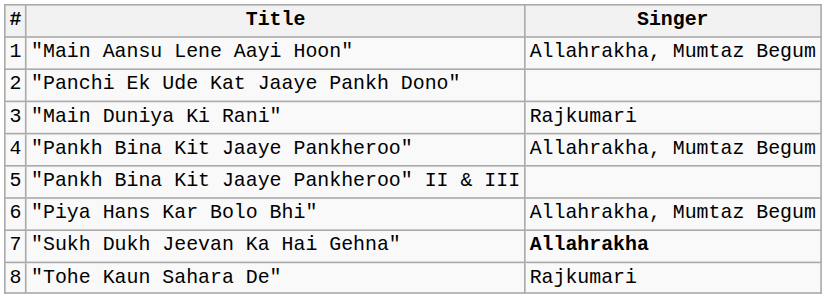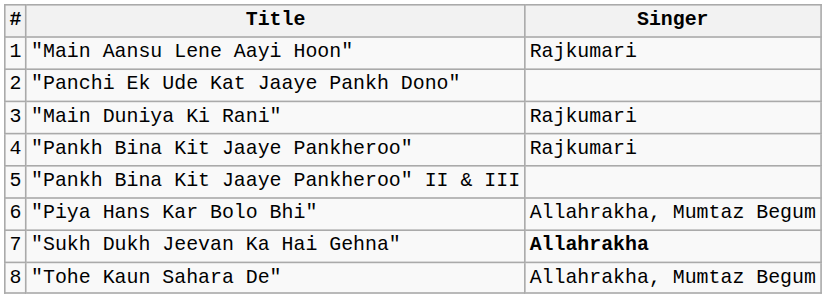(673, 53) Allahrakha, Mumtaz Begum -> (583, 53) Rajkumari
(673, 150) Allahrakha, Mumtaz Begum -> (583, 150) Rajkumari
(583, 278) Rajkumari -> (673, 278) Allahrakha, Mumtaz Begum
